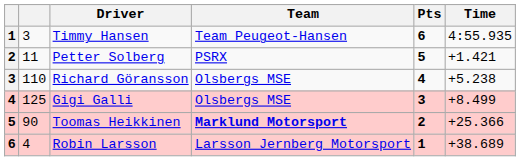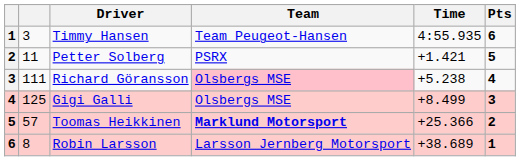columns swapped: (480, 16) <-> (429, 16)
(34, 80) 110 -> (34, 80) 111
(243, 80) no background -> (243, 80) pink background
(30, 123) 90 -> (30, 123) 57
(26, 145) 4 -> (26, 145) 8
